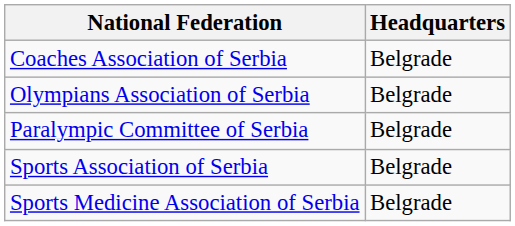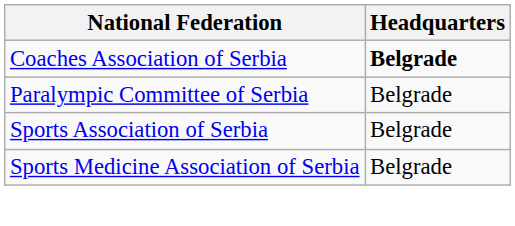(411, 58) normal -> (414, 58) bold
- row: (160, 94)
